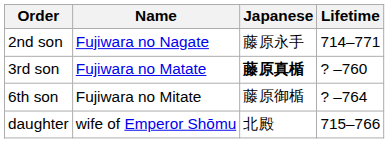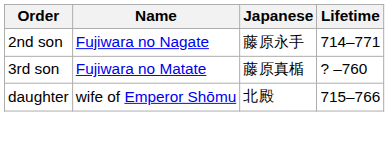(274, 69) bold -> (274, 69) normal
- row: (33, 96)
